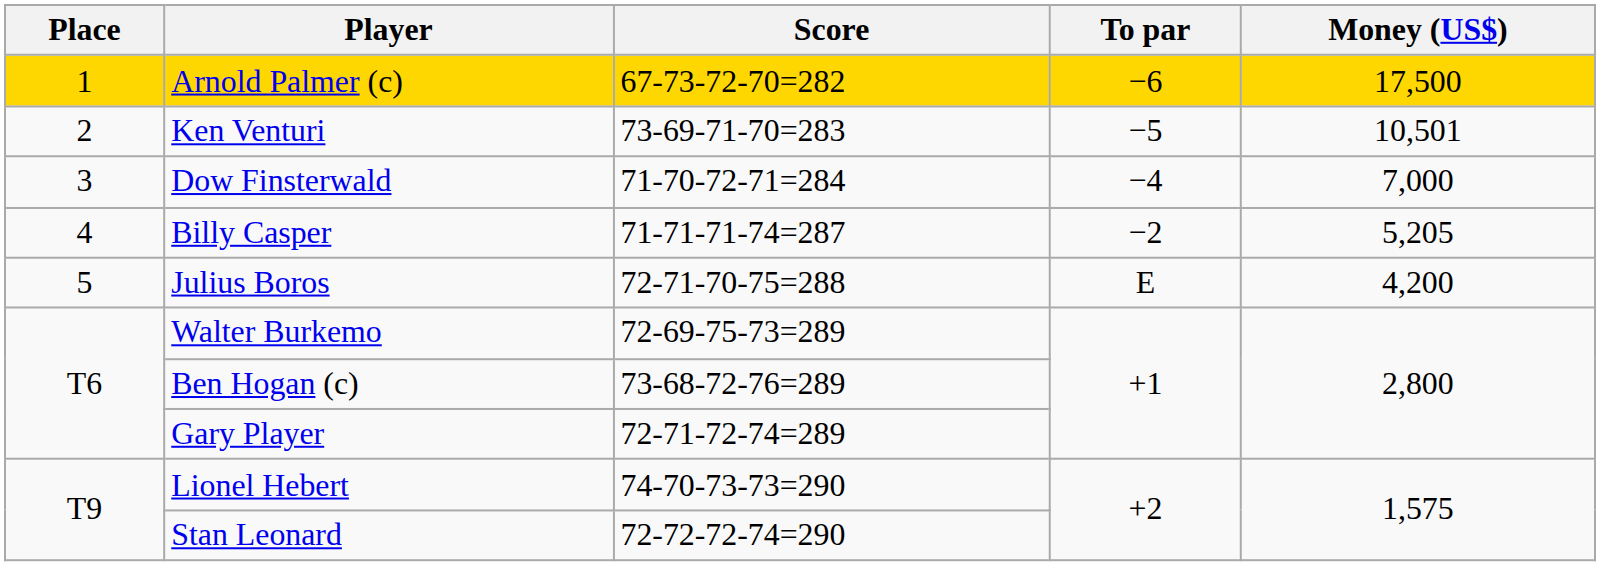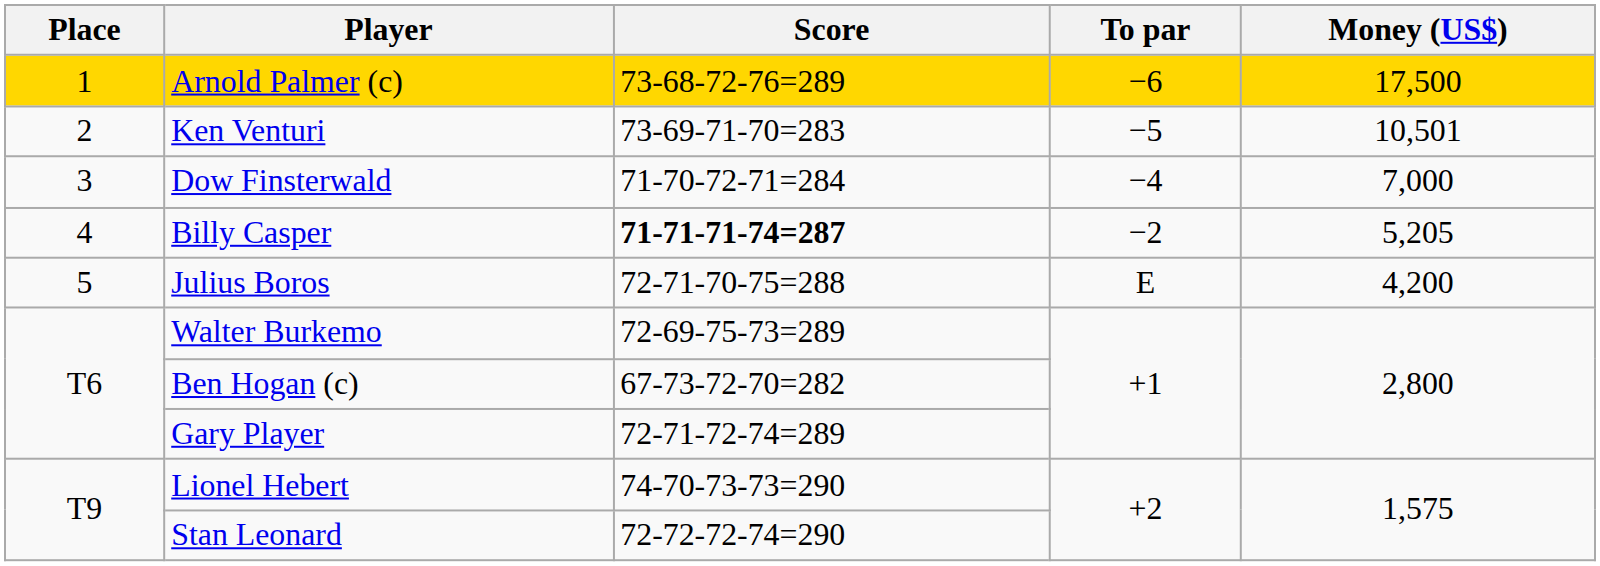(733, 80) 67-73-72-70=282 -> (733, 80) 73-68-72-76=289
(733, 231) normal -> (733, 231) bold
(733, 383) 73-68-72-76=289 -> (733, 383) 67-73-72-70=282
